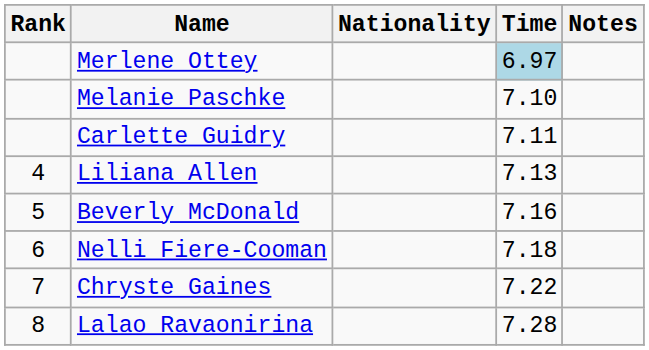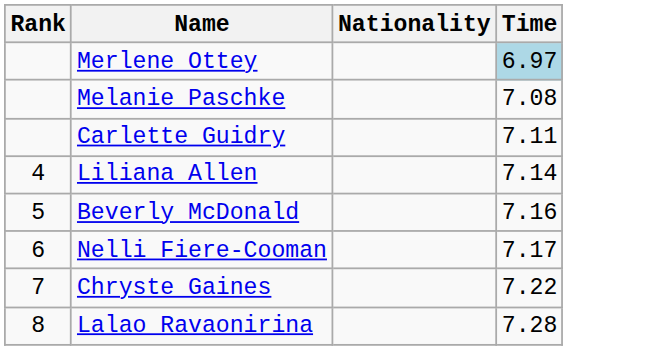- column: (603, 24)
(530, 99) 7.10 -> (530, 99) 7.08
(530, 175) 7.13 -> (530, 175) 7.14
(530, 250) 7.18 -> (530, 250) 7.17
